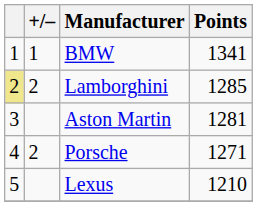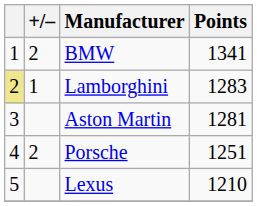(33, 53) 1 -> (33, 53) 2
(33, 86) 2 -> (33, 86) 1
(227, 86) 1285 -> (227, 86) 1283
(227, 152) 1271 -> (227, 152) 1251
